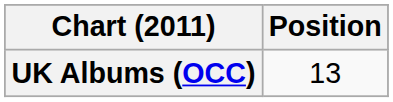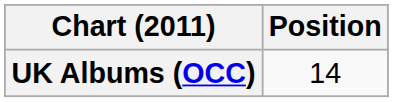(325, 72) 13 -> (325, 72) 14
